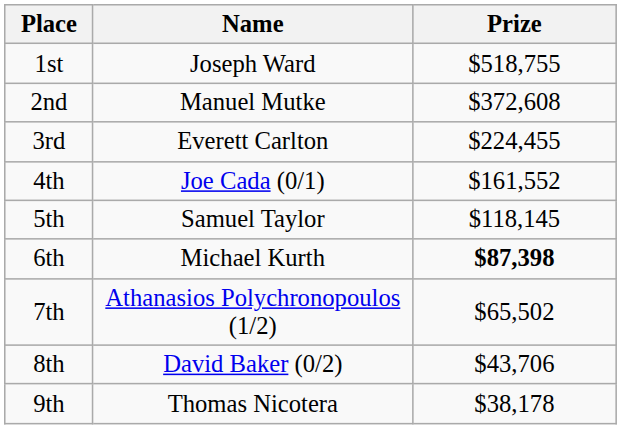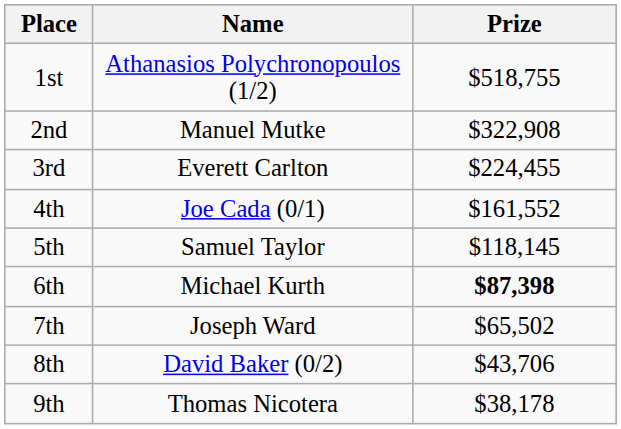(253, 63) Joseph Ward -> (253, 76) Athanasios Polychronopoulos (1/2)
(514, 102) $372,608 -> (514, 129) $322,908
(253, 311) Athanasios Polychronopoulos (1/2) -> (253, 325) Joseph Ward
